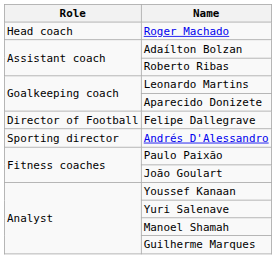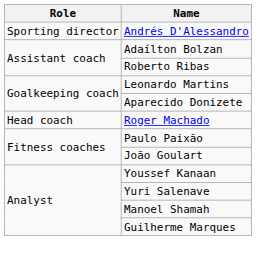rows swapped: (186, 31) <-> (206, 138)
- row: (200, 120)
